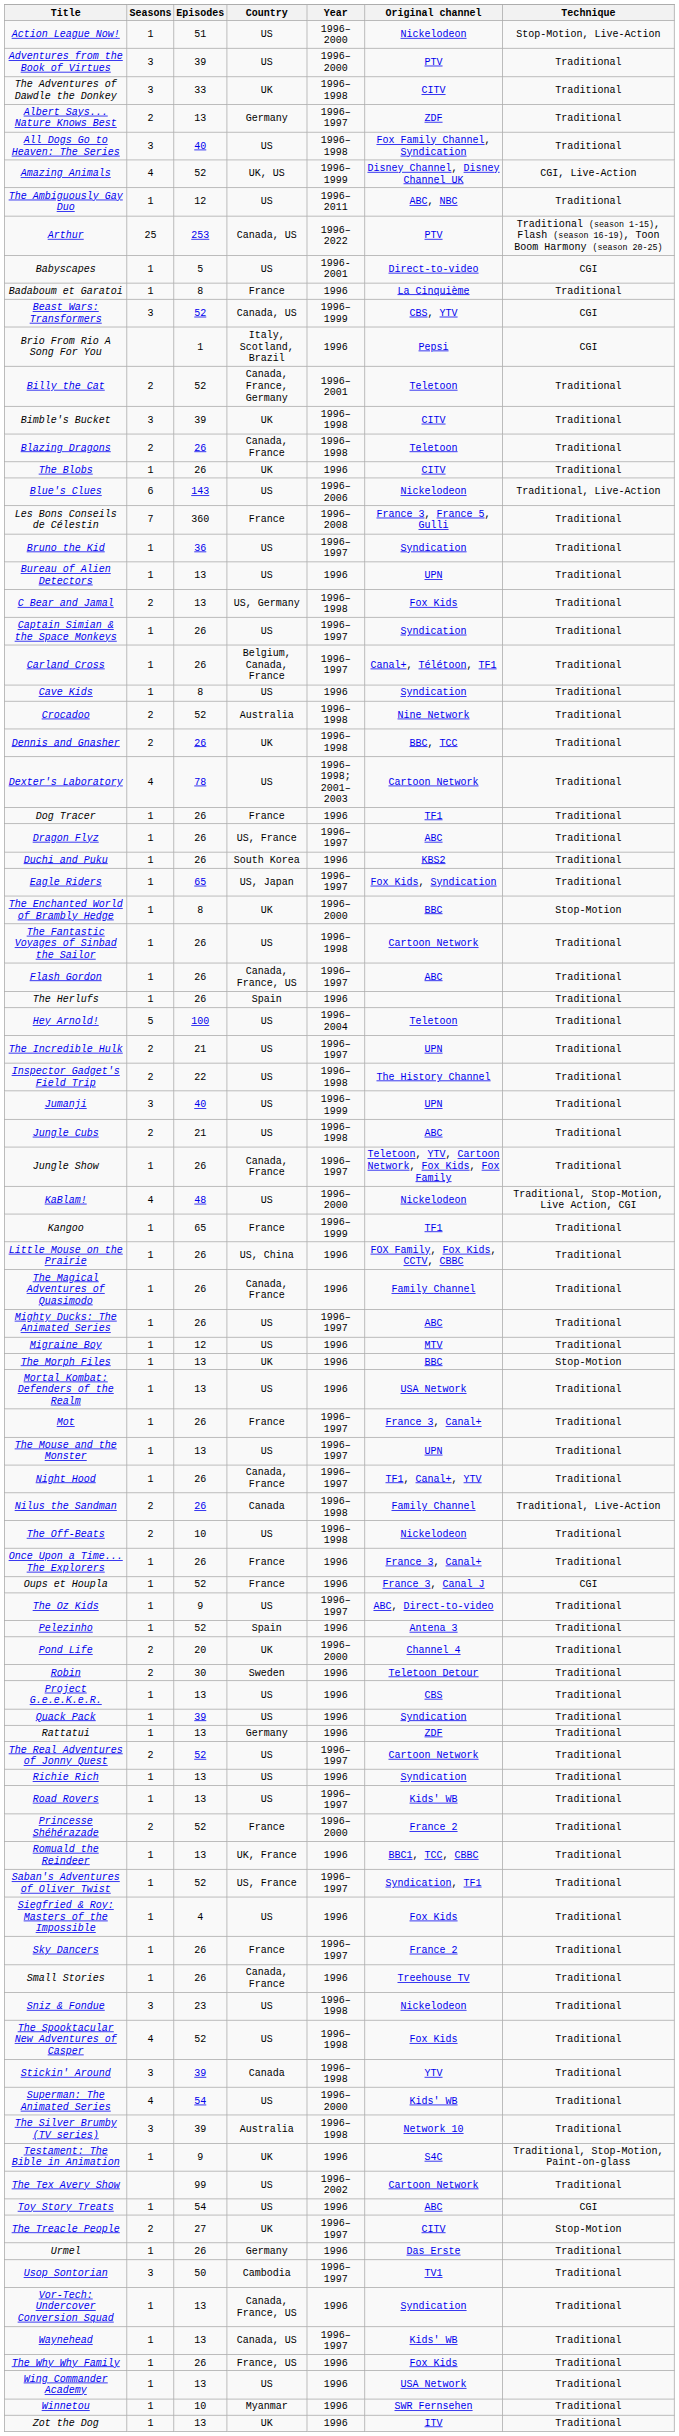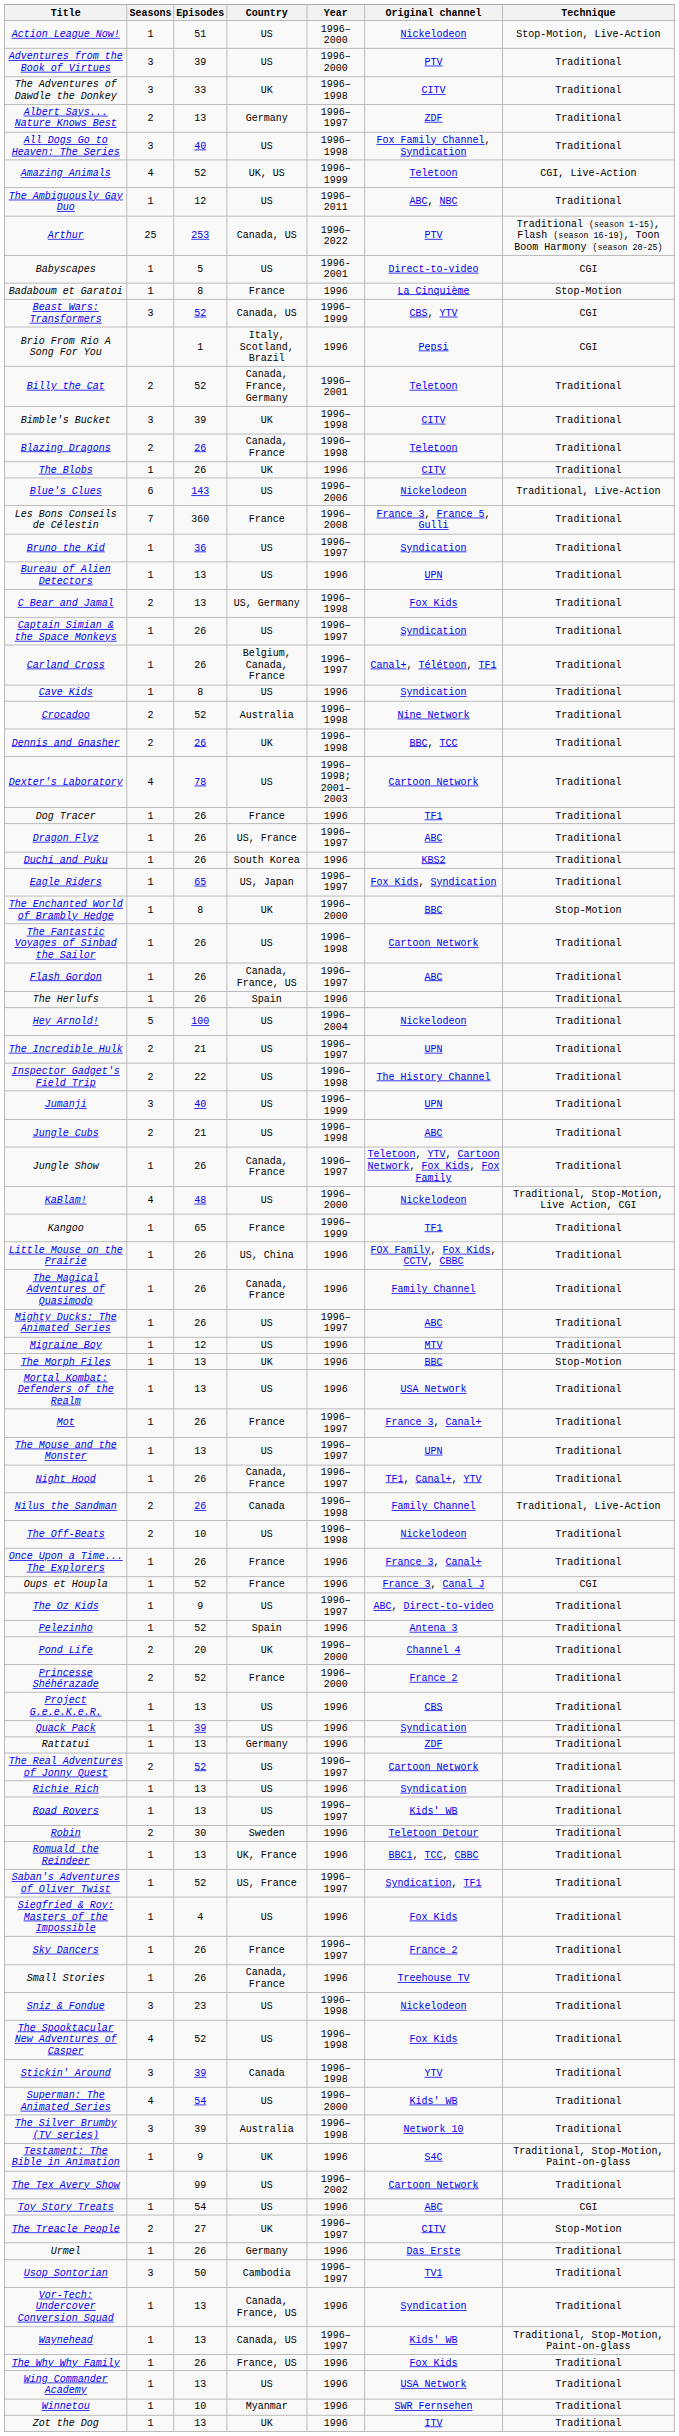(434, 174) Disney Channel, Disney Channel UK -> (434, 174) Teletoon
(588, 291) Traditional -> (588, 291) Stop-Motion
(434, 1021) Teletoon -> (434, 1021) Nickelodeon
rows swapped: (66, 1827) <-> (66, 1673)
(588, 2341) Traditional -> (588, 2341) Traditional, Stop-Motion, Paint-on-glass
